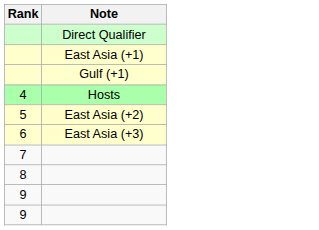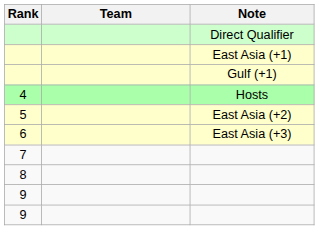+ column: (116, 14)
